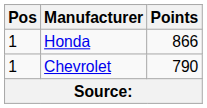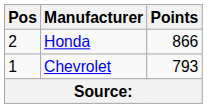(13, 42) 1 -> (13, 42) 2
(185, 67) 790 -> (185, 67) 793
